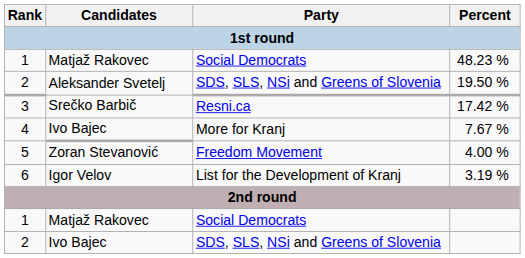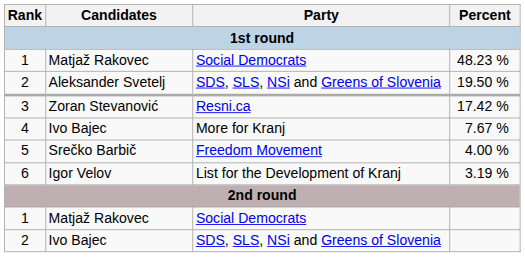(92, 106) Srečko Barbič -> (103, 106) Zoran Stevanović
(103, 153) Zoran Stevanović -> (92, 151) Srečko Barbič
